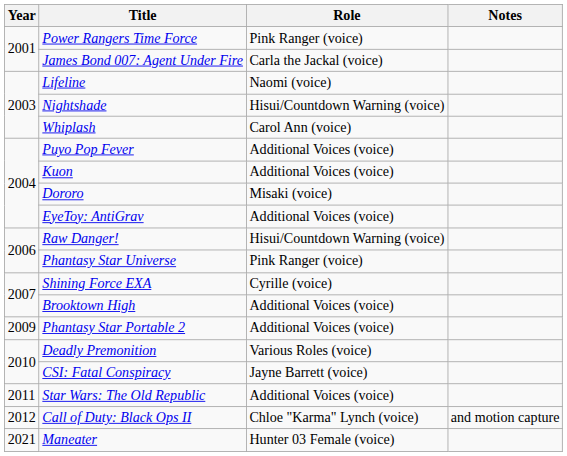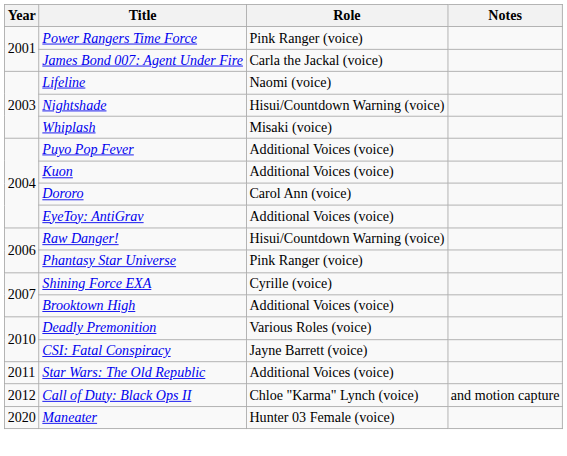(300, 127) Carol Ann (voice) -> (291, 127) Misaki (voice)
(291, 194) Misaki (voice) -> (300, 194) Carol Ann (voice)
- row: (114, 328)
(22, 439) 2021 -> (22, 417) 2020
